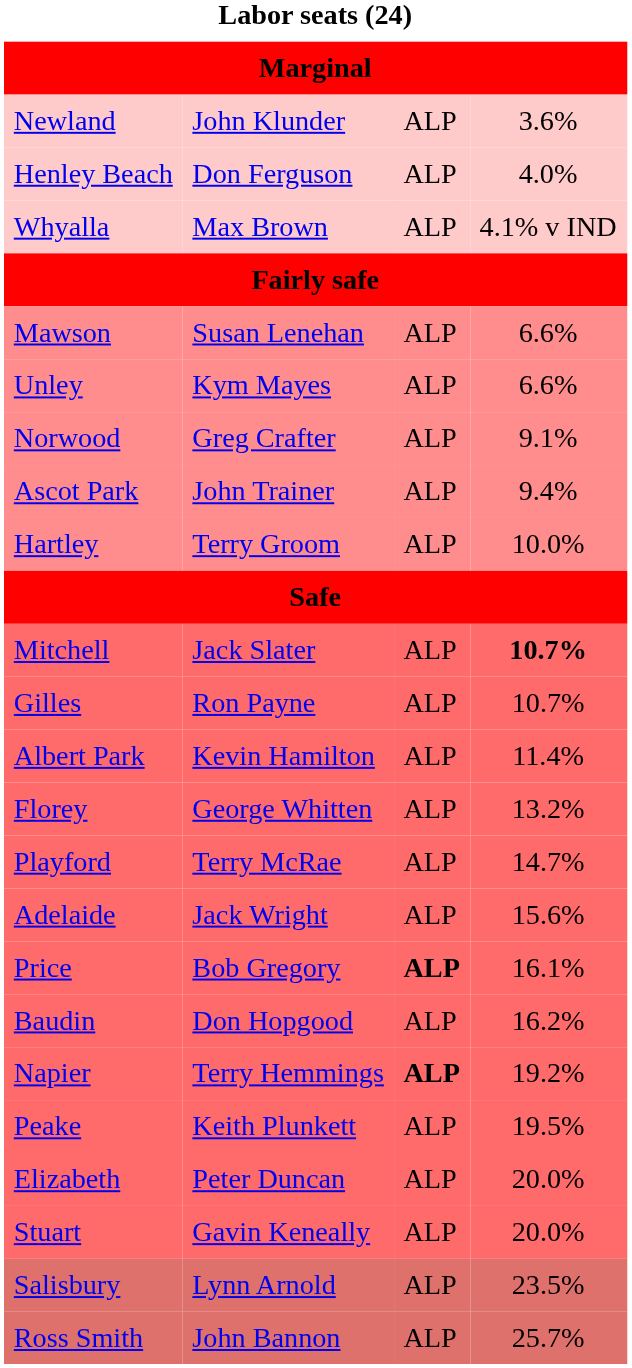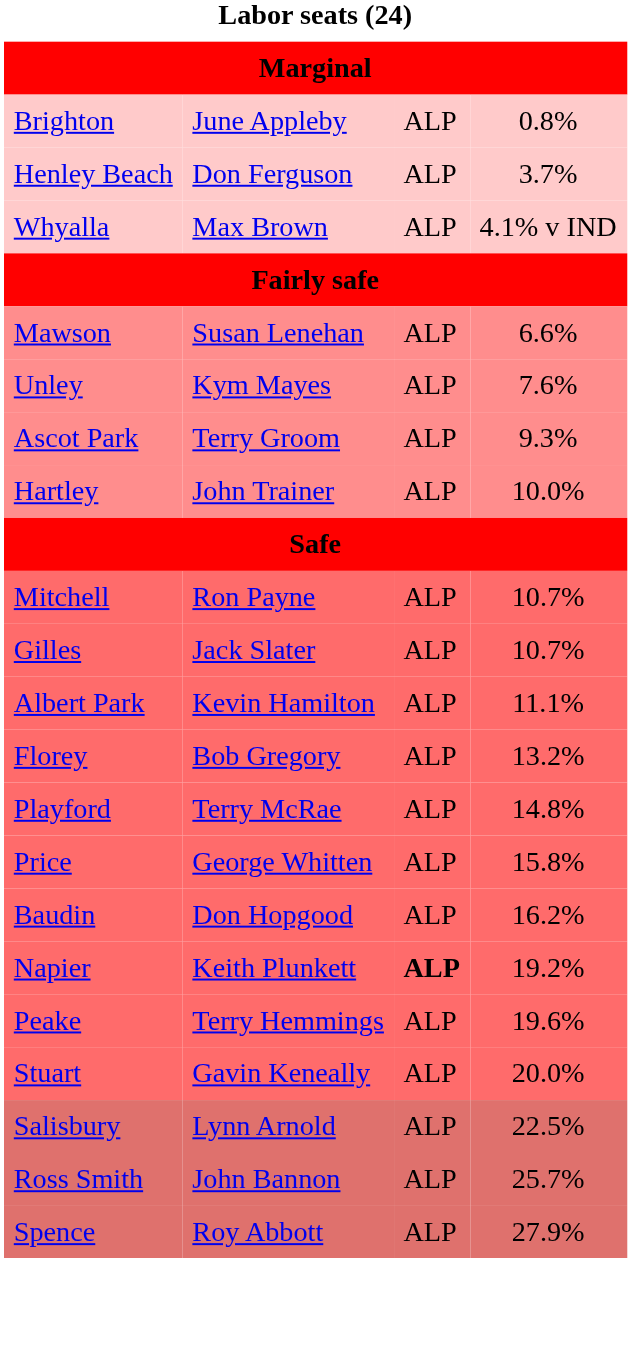+ row: (64, 120)
- row: (65, 120)
(548, 173) 4.0% -> (548, 173) 3.7%
(548, 384) 6.6% -> (548, 384) 7.6%
- row: (67, 437)
(263, 490) John Trainer -> (266, 437) Terry Groom
(548, 490) 9.4% -> (548, 437) 9.3%
(266, 543) Terry Groom -> (263, 490) John Trainer
(254, 649) Jack Slater -> (254, 596) Ron Payne
(548, 649) bold -> (548, 596) normal
(254, 702) Ron Payne -> (254, 649) Jack Slater
(548, 755) 11.4% -> (548, 702) 11.1%
(282, 808) George Whitten -> (266, 755) Bob Gregory
(548, 860) 14.7% -> (548, 808) 14.8%
- row: (65, 913)
(266, 966) Bob Gregory -> (282, 860) George Whitten
(432, 966) bold -> (430, 860) normal
(548, 966) 16.1% -> (548, 860) 15.8%
(288, 1072) Terry Hemmings -> (274, 966) Keith Plunkett
(274, 1125) Keith Plunkett -> (288, 1019) Terry Hemmings
(548, 1125) 19.5% -> (548, 1019) 19.6%
- row: (67, 1178)
(548, 1284) 23.5% -> (548, 1125) 22.5%
+ row: (55, 1231)
